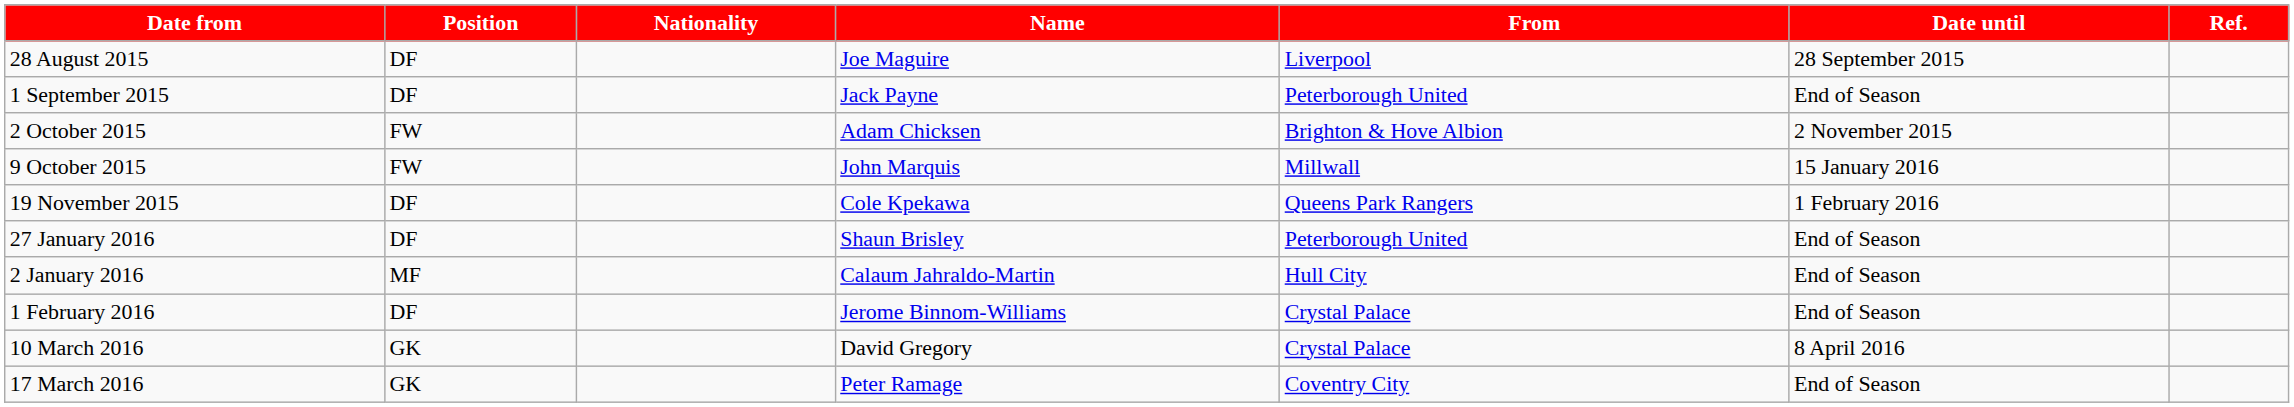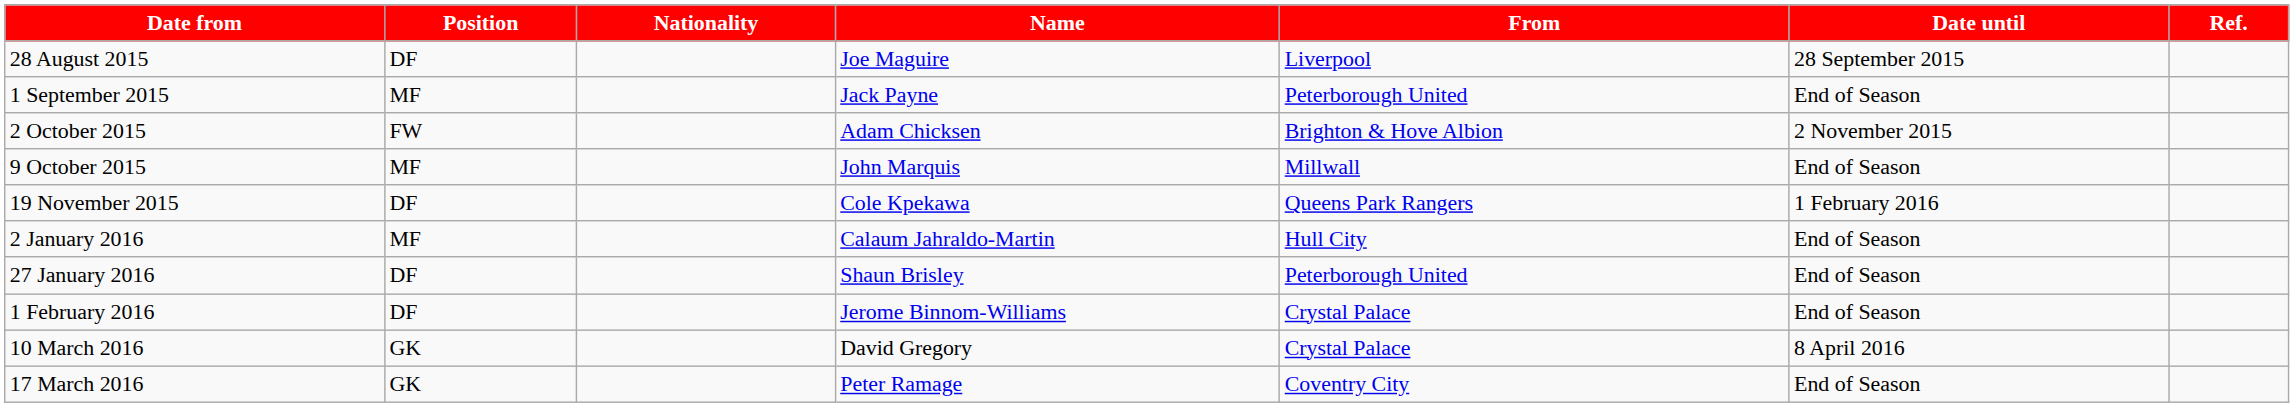(403, 94) DF -> (405, 94) MF
(406, 167) FW -> (405, 167) MF
(1866, 167) 15 January 2016 -> (1857, 167) End of Season
rows swapped: (77, 275) <-> (82, 239)
